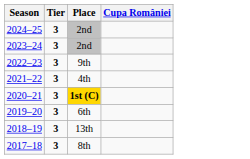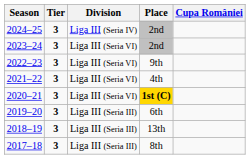+ column: (103, 13)
